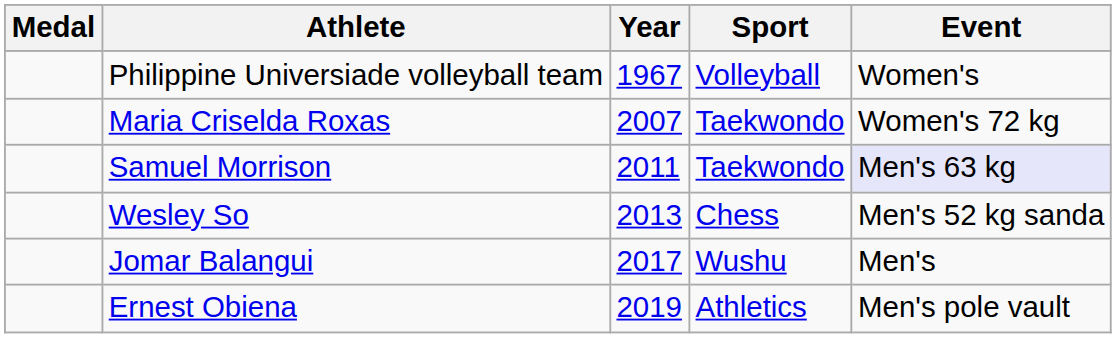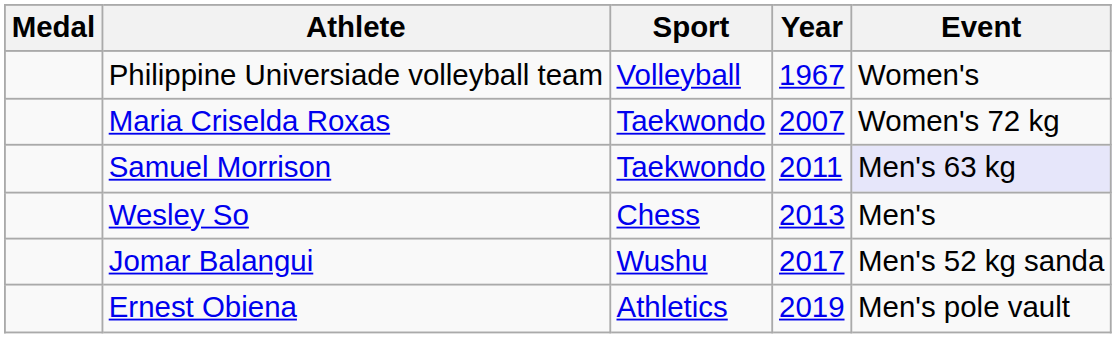columns swapped: (649, 27) <-> (770, 27)
(981, 214) Men's 52 kg sanda -> (897, 214) Men's
(897, 261) Men's -> (981, 261) Men's 52 kg sanda
